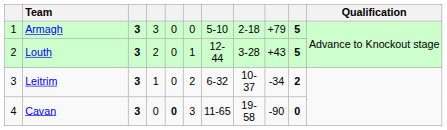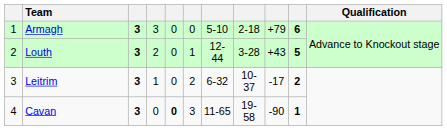(297, 30) 5 -> (297, 30) 6
(277, 82) -34 -> (277, 82) -17
(297, 111) 0 -> (297, 111) 1
